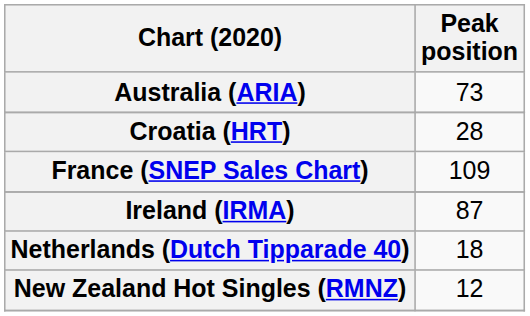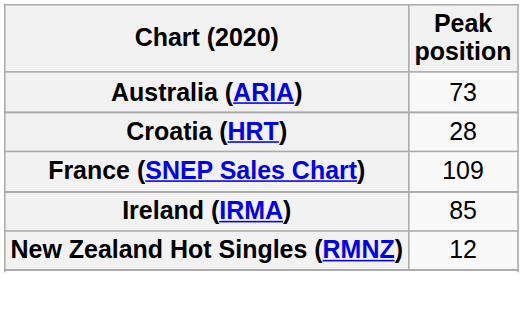(470, 210) 87 -> (463, 210) 85
- row: (210, 250)
